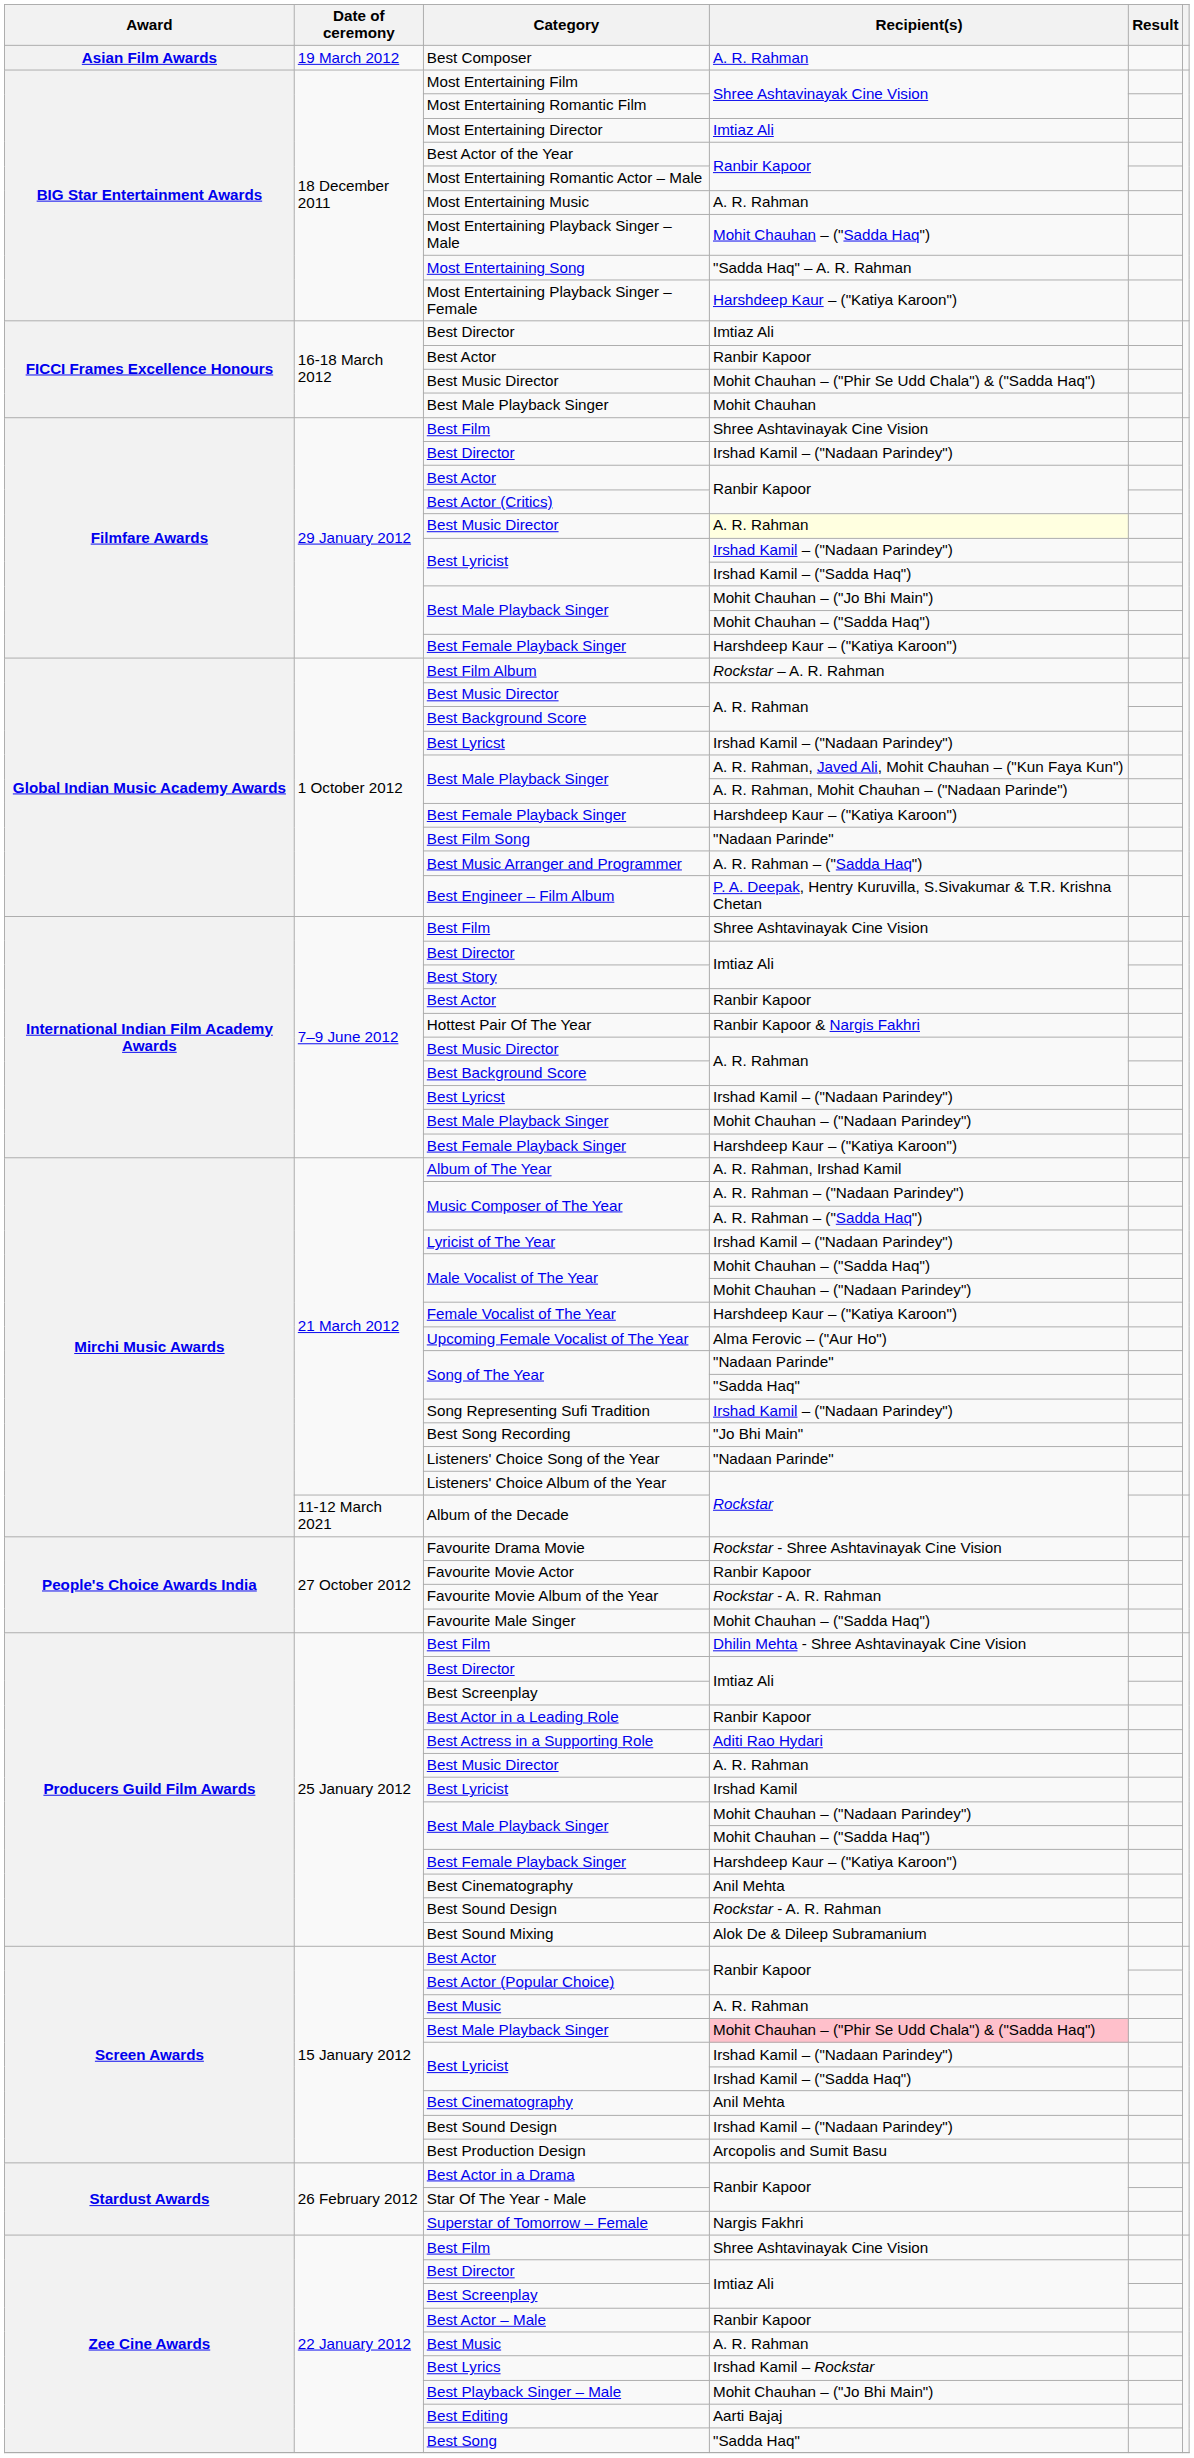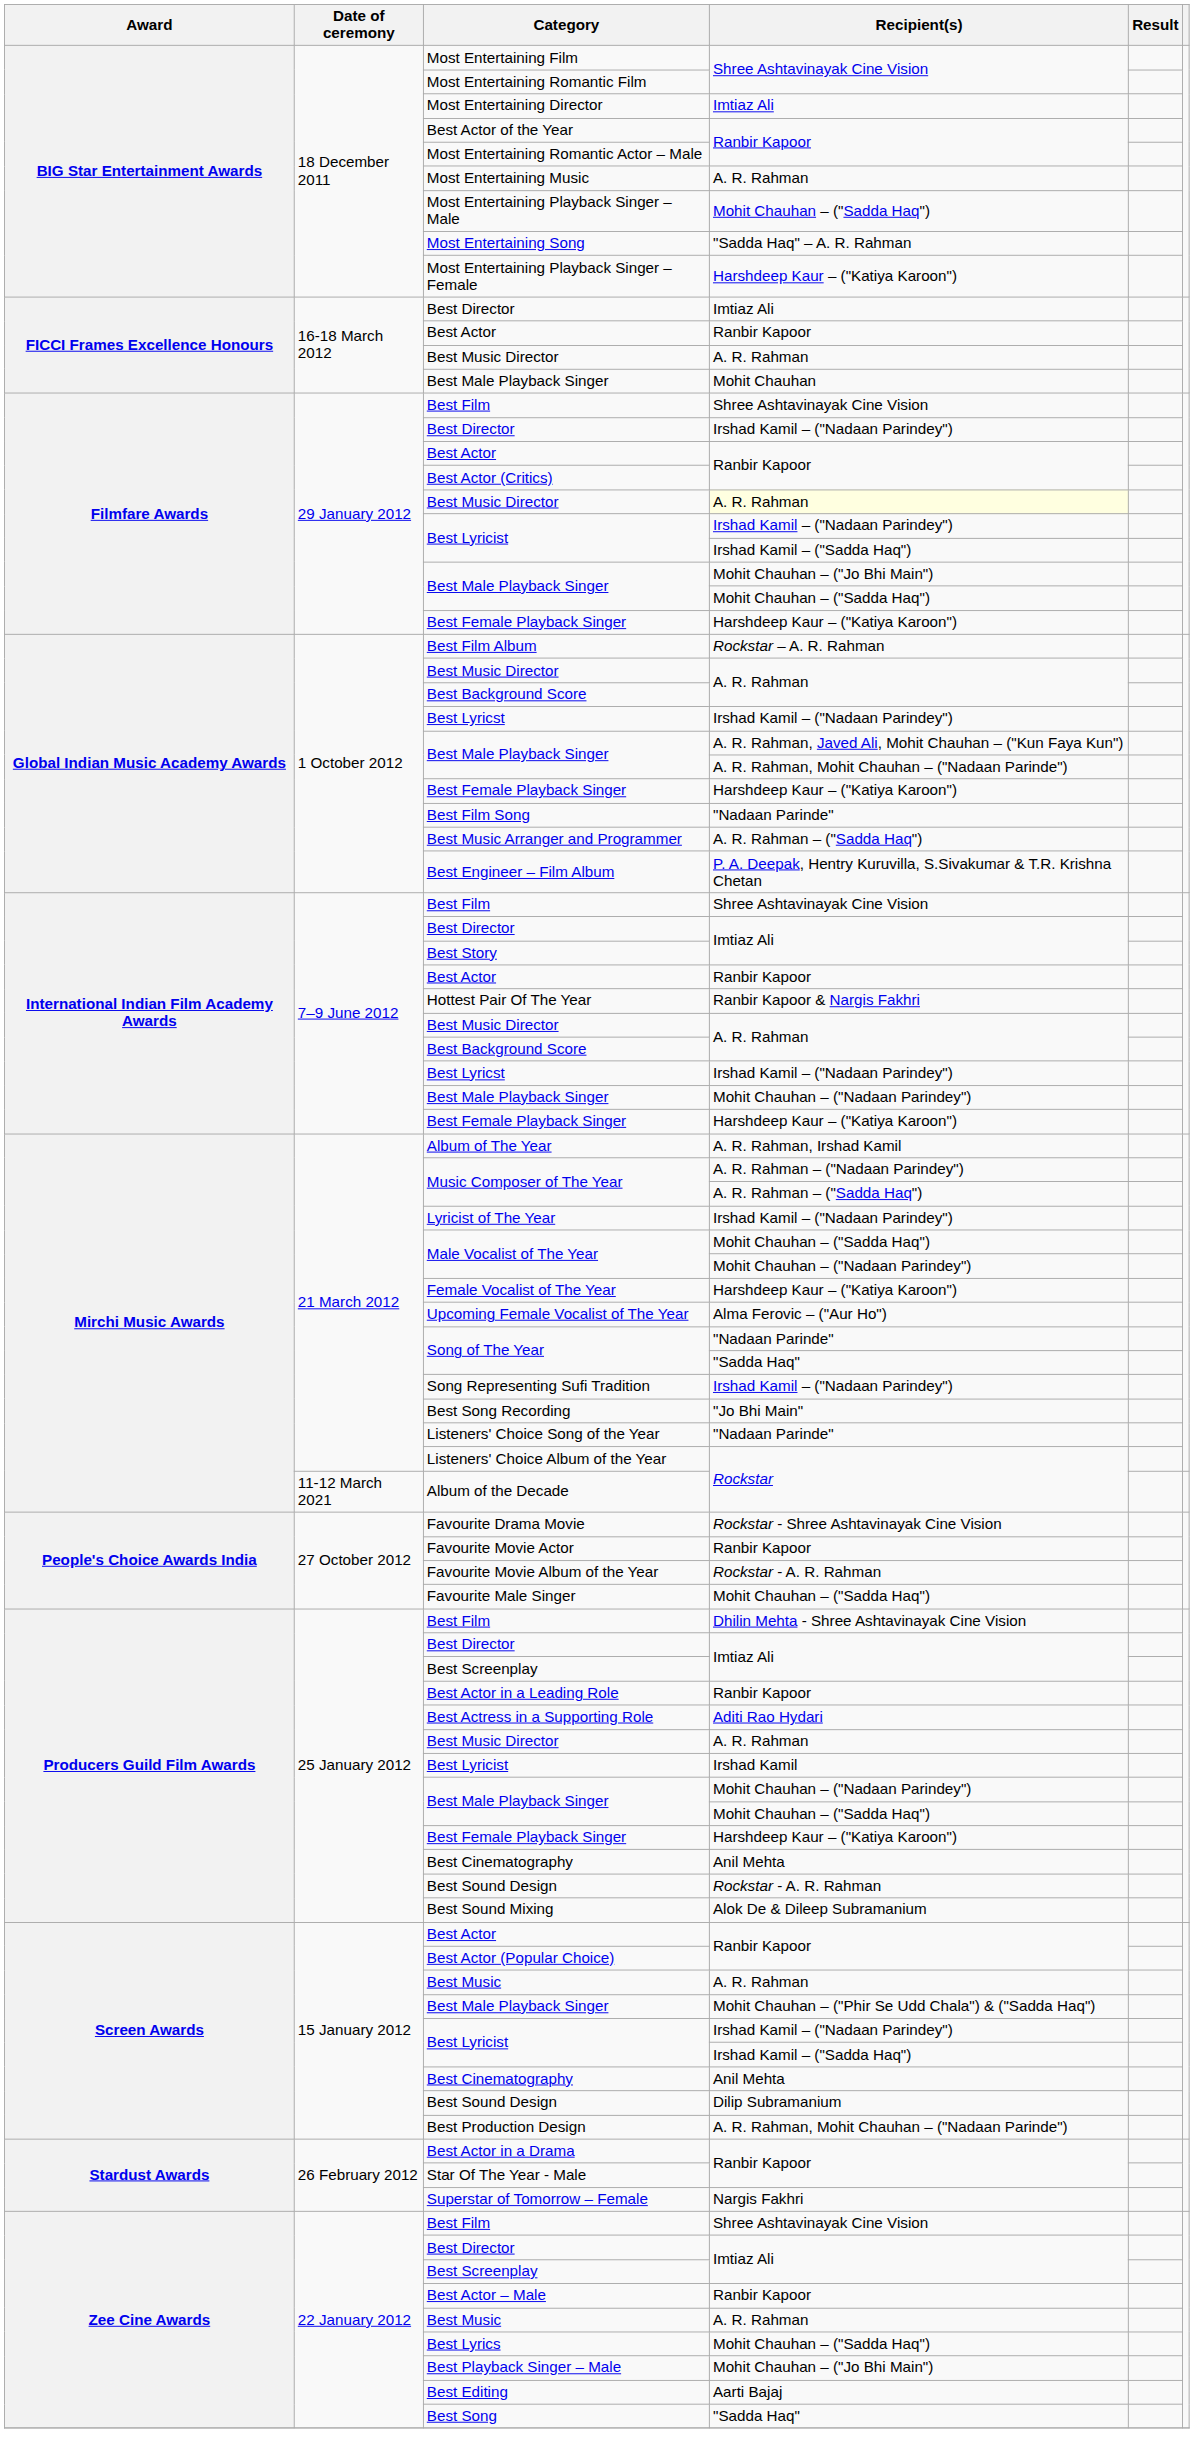- row: (349, 57)
(904, 381) Mohit Chauhan – ("Phir Se Udd Chala") & ("Sadda Haq") -> (761, 357) A. R. Rahman
(904, 2030) pink background -> (904, 2006) no background
(833, 2126) Irshad Kamil – ("Nadaan Parindey") -> (777, 2102) Dilip Subramanium
(800, 2151) Arcopolis and Sumit Basu -> (890, 2126) A. R. Rahman, Mohit Chauhan – ("Nadaan Parinde")
(794, 2368) Irshad Kamil – Rockstar -> (821, 2343) Mohit Chauhan – ("Sadda Haq")
